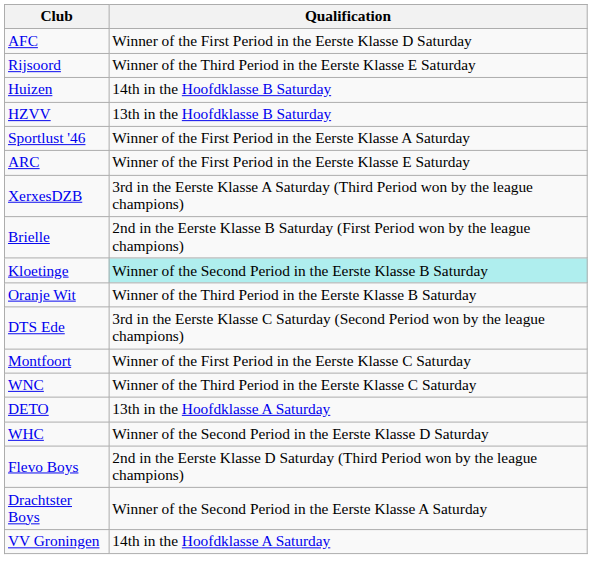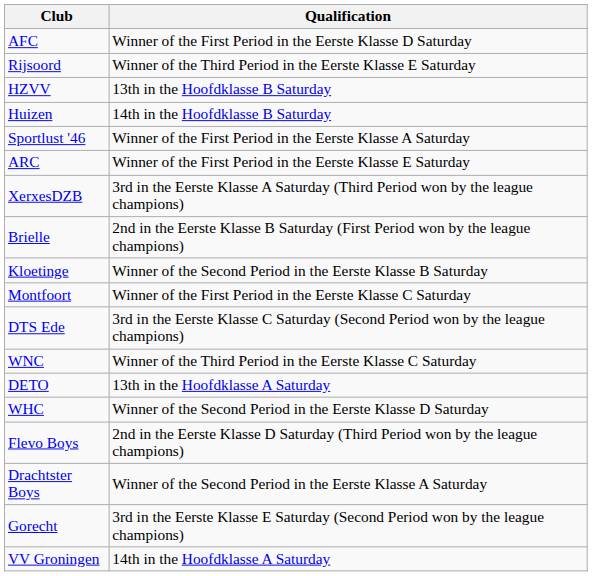rows swapped: (29, 114) <-> (30, 89)
(300, 270) paleturquoise background -> (300, 270) no background
- row: (42, 294)
rows swapped: (40, 360) <-> (36, 327)
+ row: (33, 525)
